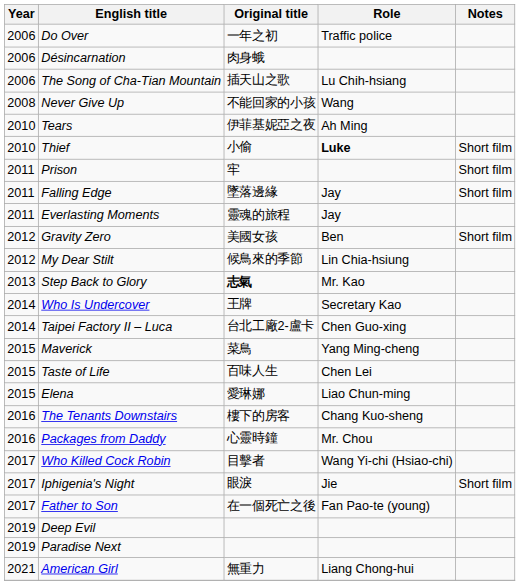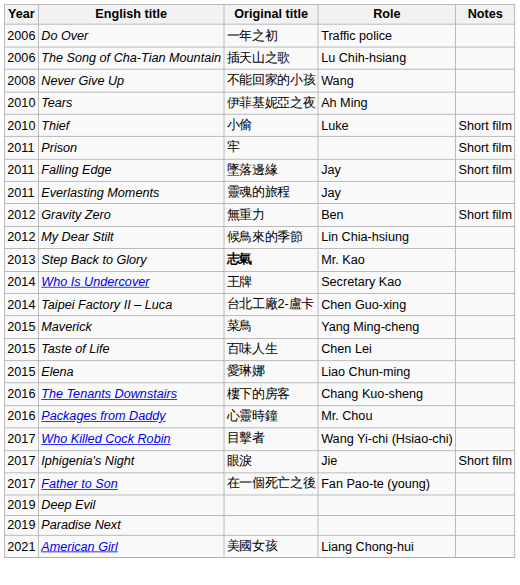- row: (83, 58)
(336, 147) bold -> (335, 125) normal
(252, 237) 美國女孩 -> (246, 214) 無重力
(246, 568) 無重力 -> (252, 546) 美國女孩
